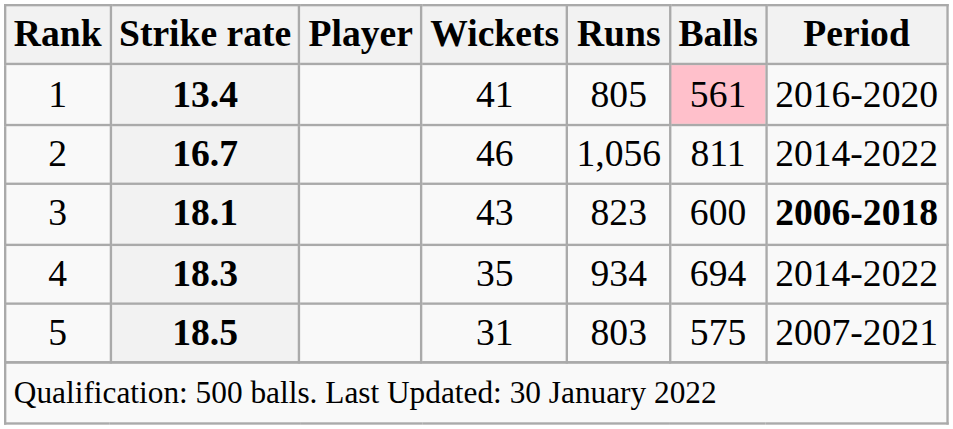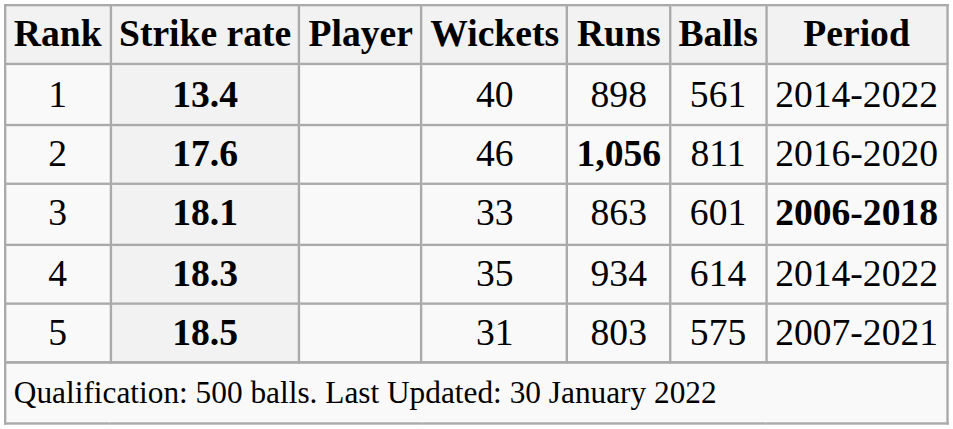(495, 93) 41 -> (495, 93) 40
(619, 93) 805 -> (619, 93) 898
(718, 93) pink background -> (718, 93) no background
(857, 93) 2016-2020 -> (857, 93) 2014-2022
(205, 153) 16.7 -> (205, 153) 17.6
(619, 153) normal -> (619, 153) bold
(857, 153) 2014-2022 -> (857, 153) 2016-2020
(495, 213) 43 -> (495, 213) 33
(619, 213) 823 -> (619, 213) 863
(718, 213) 600 -> (718, 213) 601
(718, 272) 694 -> (718, 272) 614
